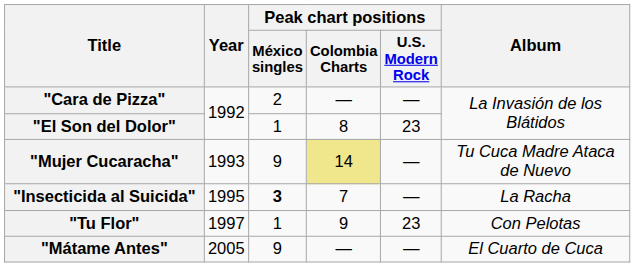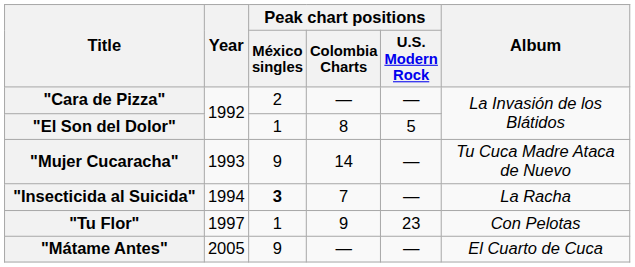(411, 126) 23 -> (411, 126) 5
(344, 161) khaki background -> (344, 161) no background
(226, 197) 1995 -> (226, 197) 1994
